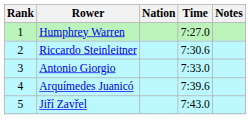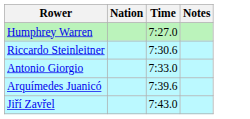- column: (20, 13)
